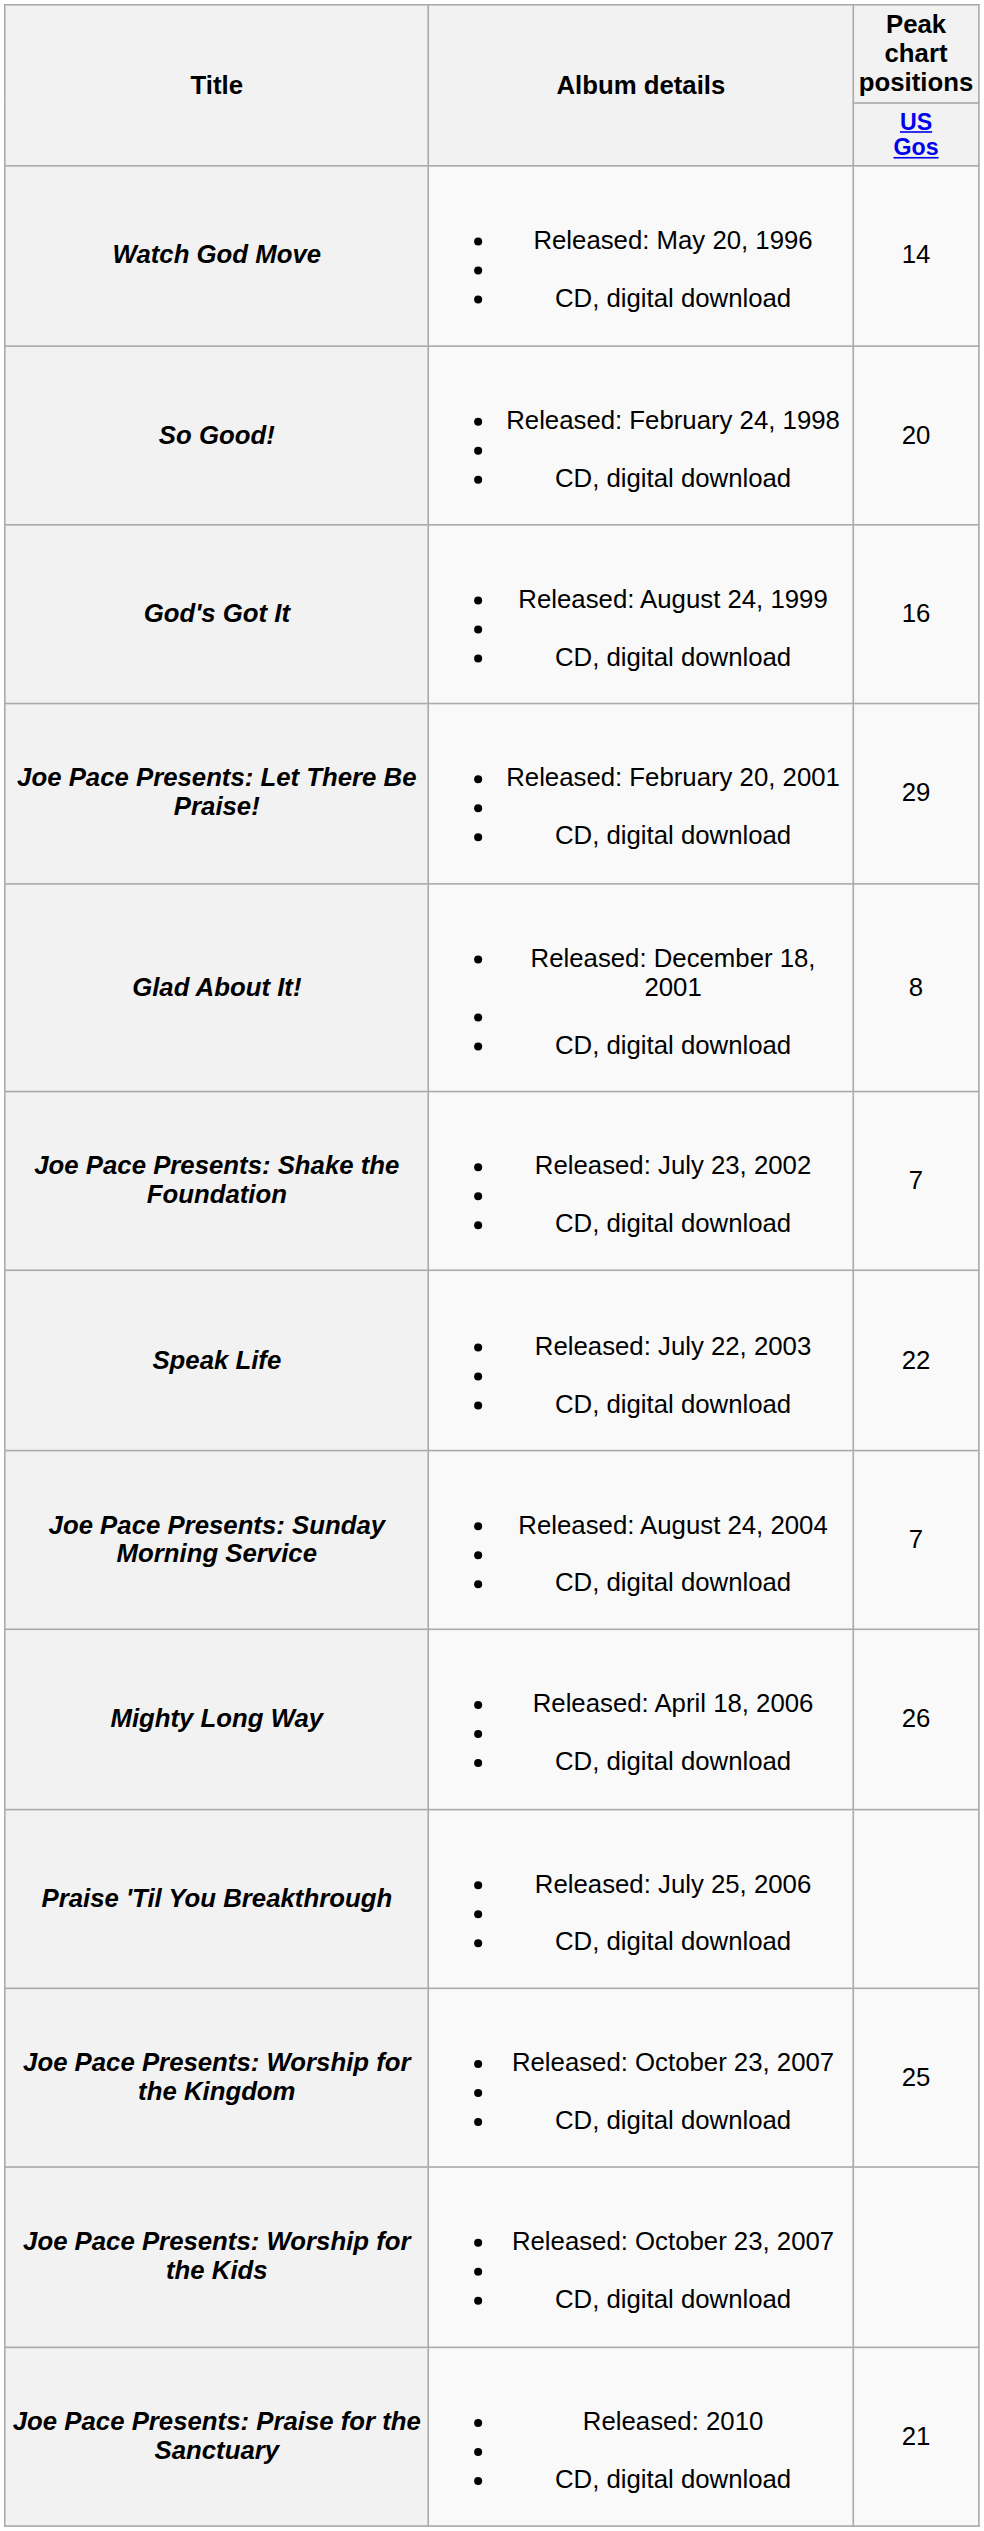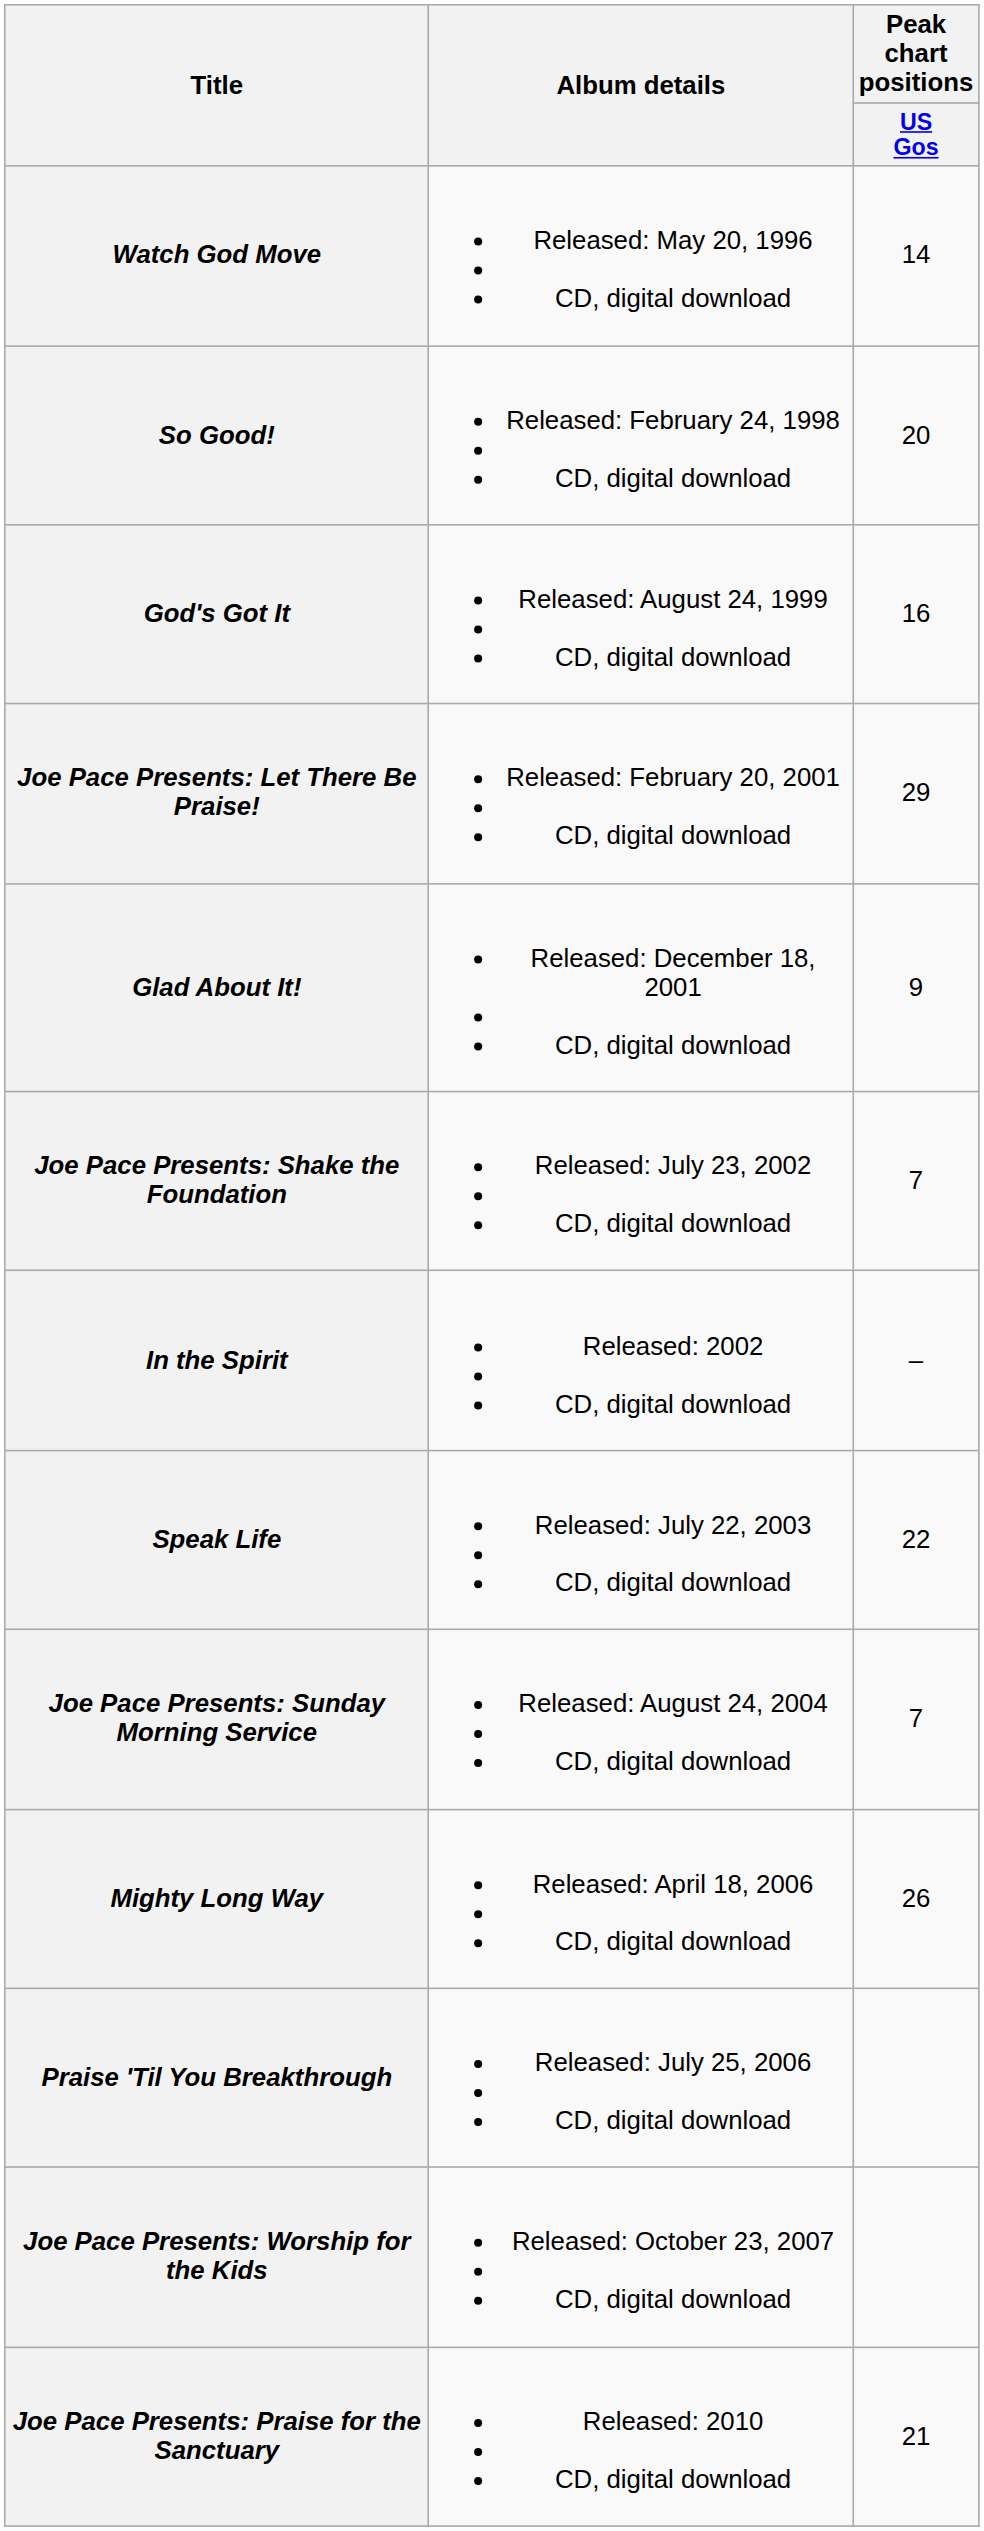(916, 987) 8 -> (916, 987) 9
+ row: (217, 1360)
- row: (217, 2077)
